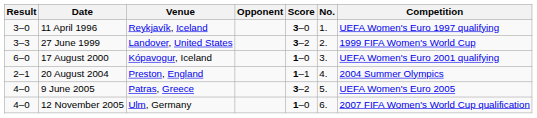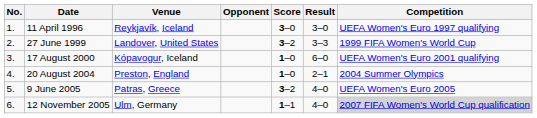columns swapped: (327, 12) <-> (21, 12)
(301, 74) 1–1 -> (287, 74) 1–0
(301, 105) 1–0 -> (287, 105) 1–1
(435, 105) no background -> (435, 105) lightgrey background
